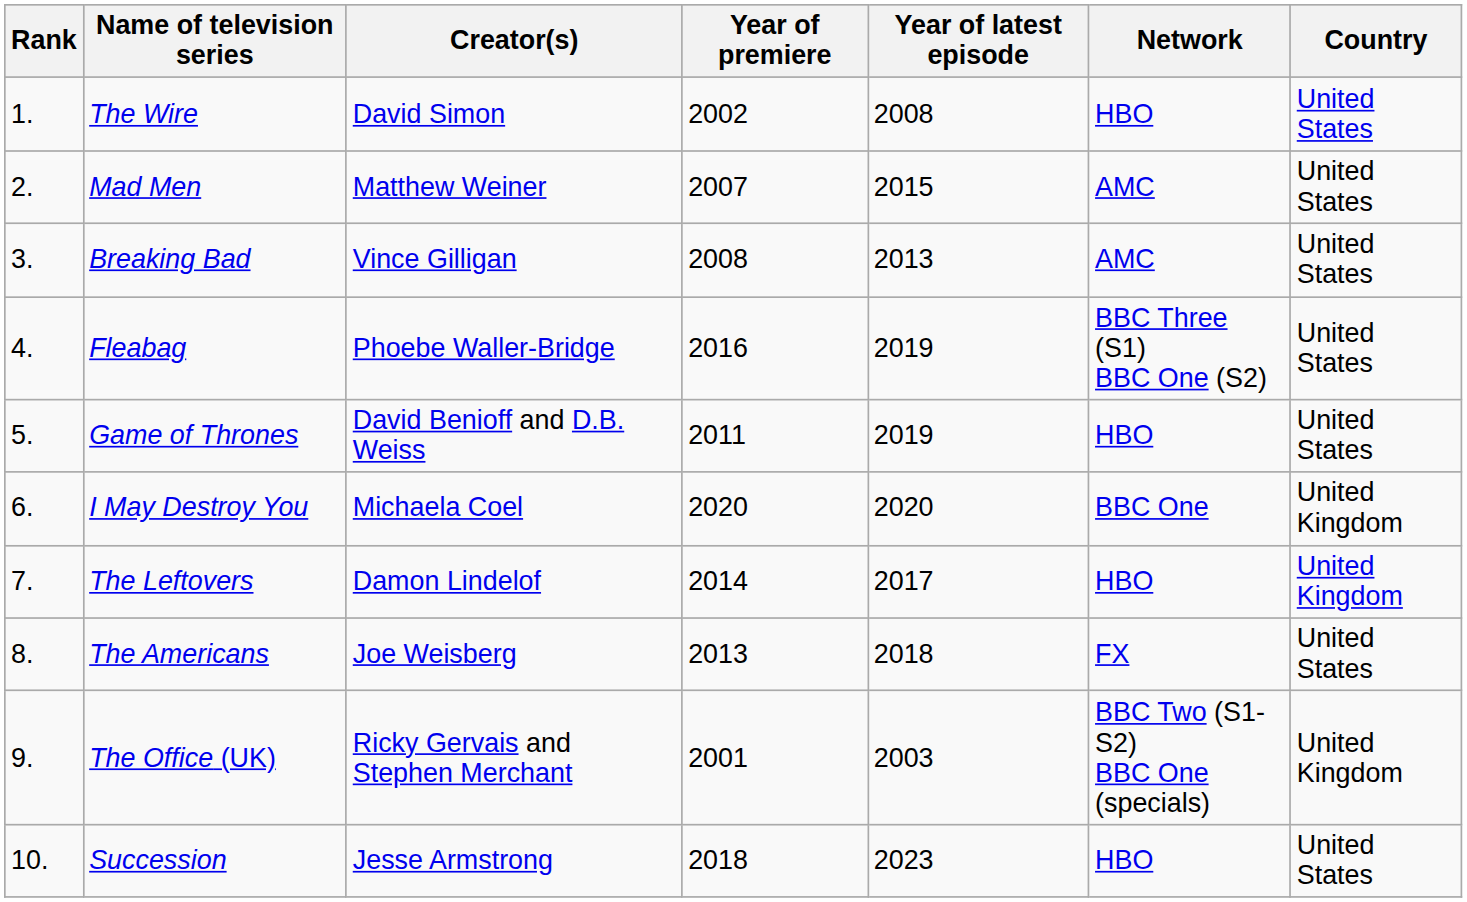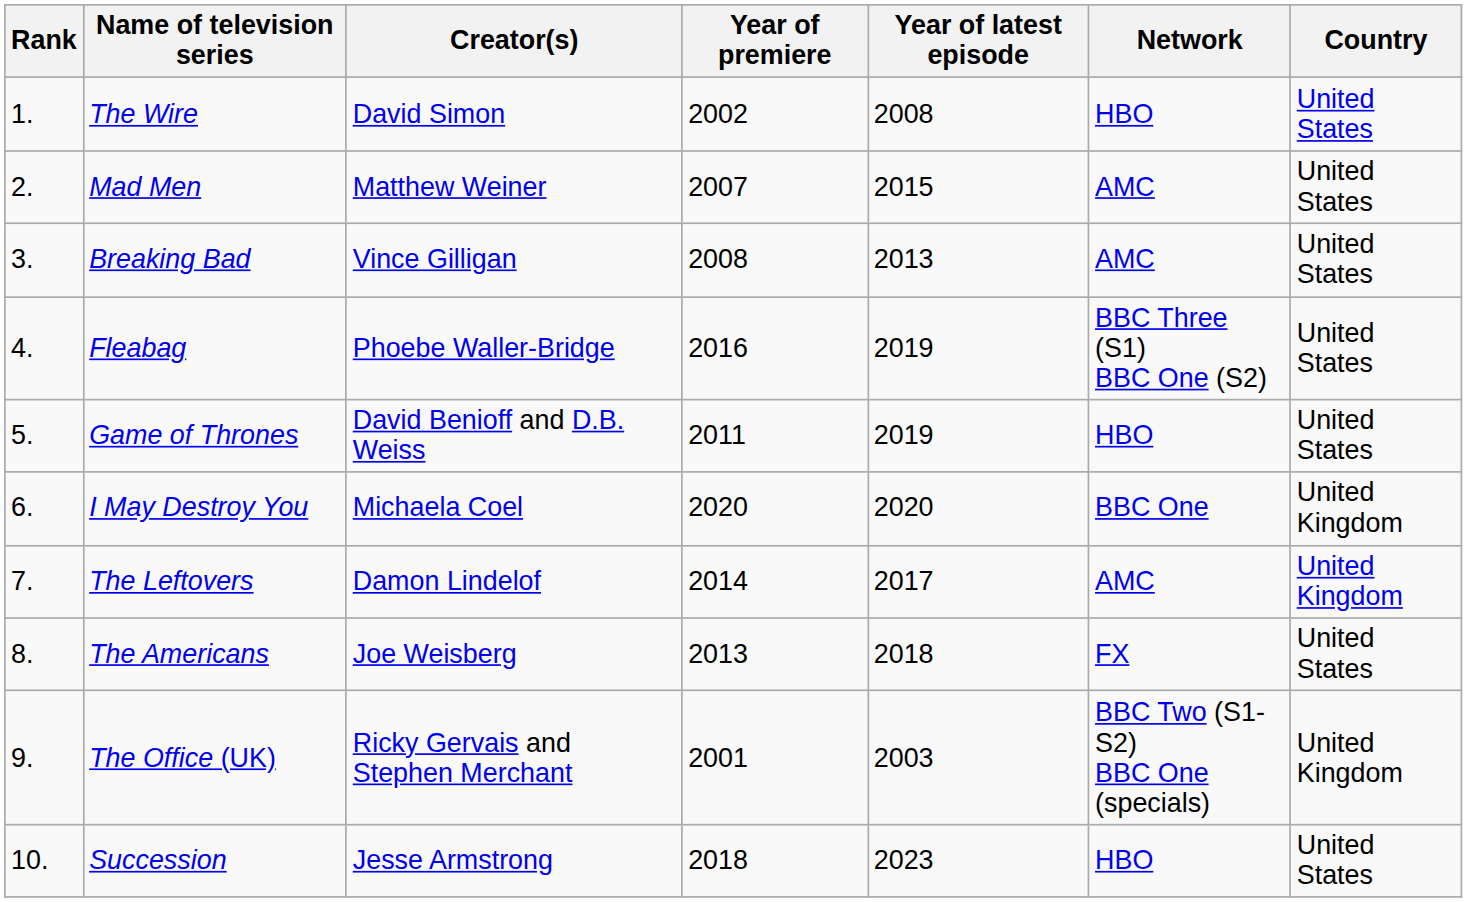(1124, 581) HBO -> (1125, 581) AMC
